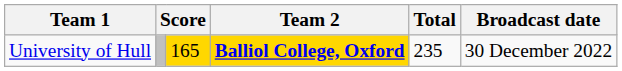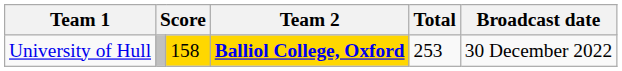(185, 50) 165 -> (185, 50) 158
(428, 50) 235 -> (428, 50) 253
